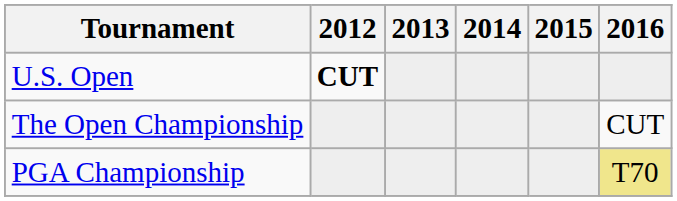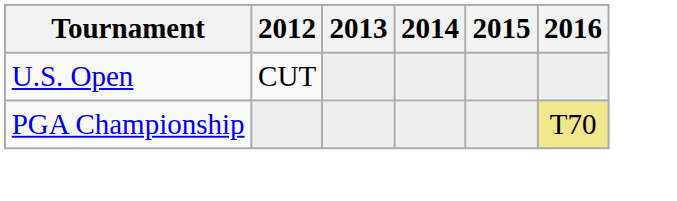(347, 76) bold -> (287, 76) normal
- row: (158, 124)
